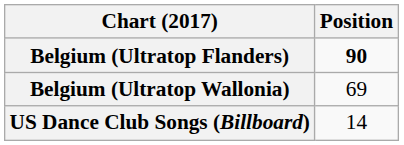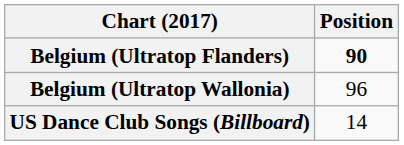(356, 88) 69 -> (356, 88) 96
